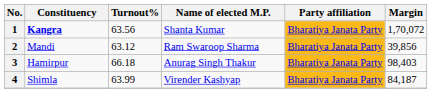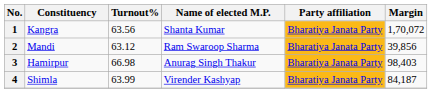(44, 29) bold -> (43, 29) normal
(123, 63) 66.18 -> (123, 63) 66.98
